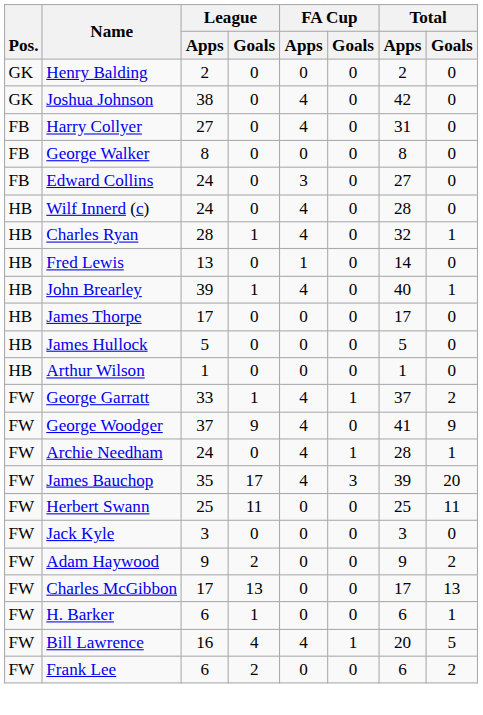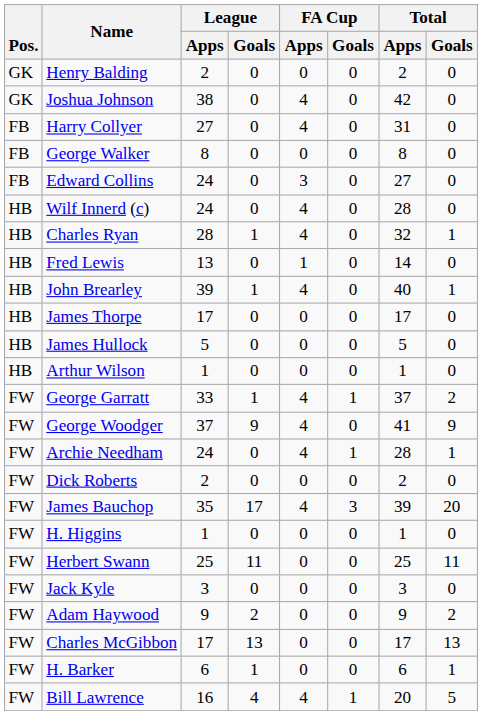+ row: (92, 479)
+ row: (84, 533)
- row: (81, 669)
